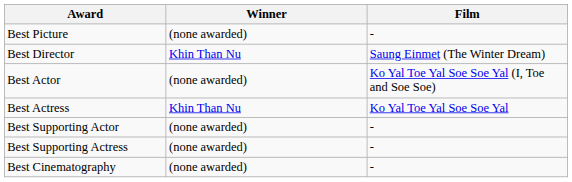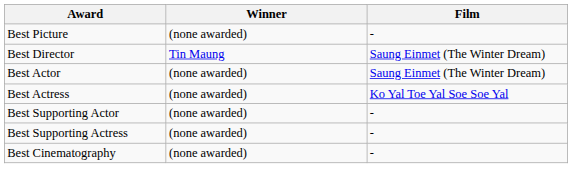(205, 53) Khin Than Nu -> (197, 53) Tin Maung
(457, 80) Ko Yal Toe Yal Soe Soe Yal (I, Toe and Soe Soe) -> (457, 73) Saung Einmet (The Winter Dream)
(205, 107) Khin Than Nu -> (208, 93) (none awarded)
